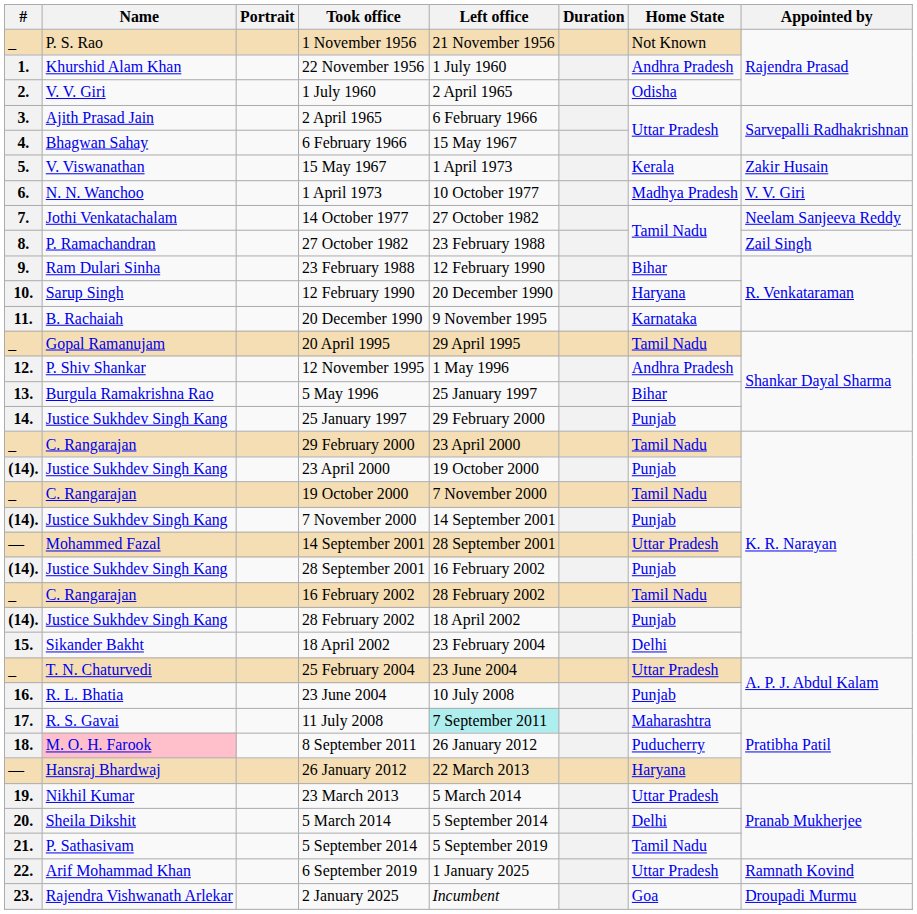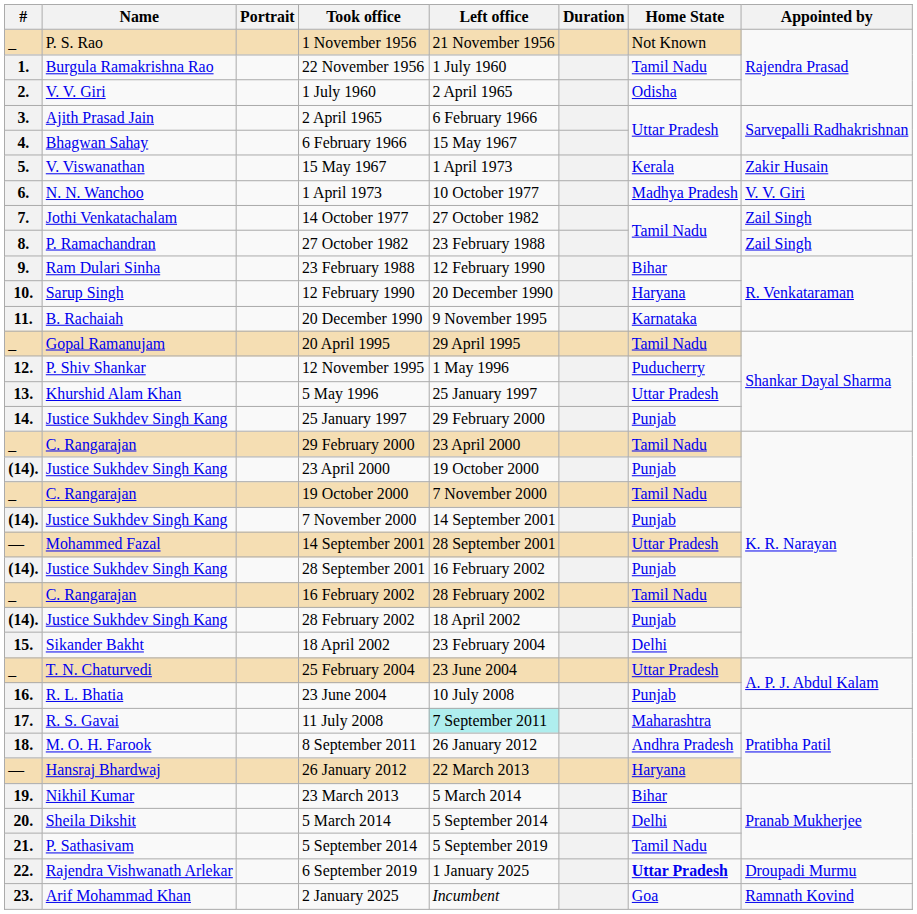(114, 67) Khurshid Alam Khan -> (130, 67) Burgula Ramakrishna Rao
(683, 67) Andhra Pradesh -> (669, 67) Tamil Nadu
(823, 218) Neelam Sanjeeva Reddy -> (778, 218) Zail Singh
(683, 368) Andhra Pradesh -> (668, 368) Puducherry
(130, 393) Burgula Ramakrishna Rao -> (114, 393) Khurshid Alam Khan
(649, 393) Bihar -> (675, 393) Uttar Pradesh
(99, 745) pink background -> (99, 745) no background
(668, 745) Puducherry -> (683, 745) Andhra Pradesh
(675, 795) Uttar Pradesh -> (649, 795) Bihar
(118, 871) Arif Mohammad Khan -> (139, 871) Rajendra Vishwanath Arlekar
(675, 871) normal -> (680, 871) bold
(799, 871) Ramnath Kovind -> (801, 871) Droupadi Murmu
(139, 896) Rajendra Vishwanath Arlekar -> (118, 896) Arif Mohammad Khan
(801, 896) Droupadi Murmu -> (799, 896) Ramnath Kovind
